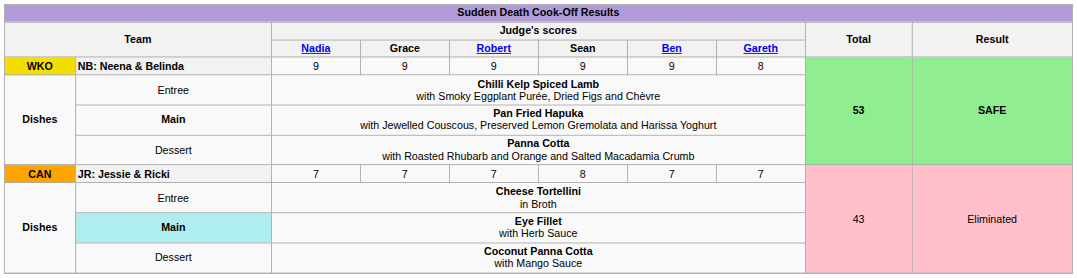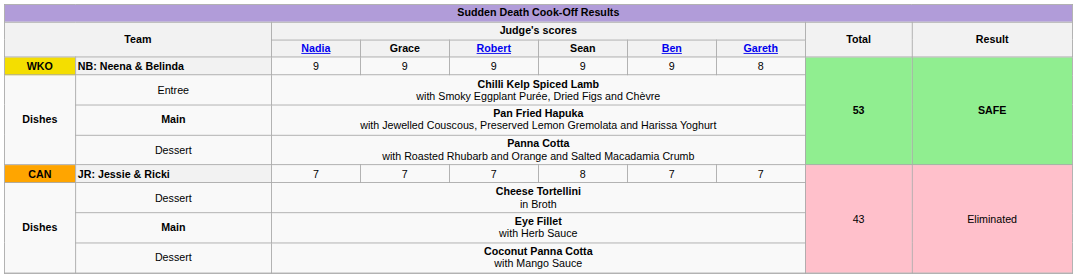(173, 198) Entree -> (173, 198) Dessert
(173, 228) paleturquoise background -> (173, 228) no background
